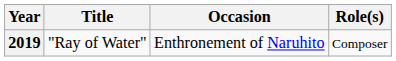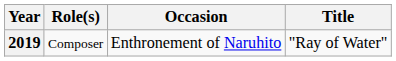columns swapped: (97, 17) <-> (360, 17)
